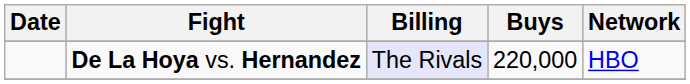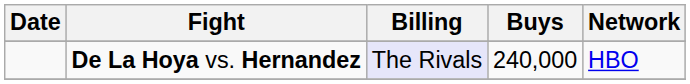(535, 60) 220,000 -> (535, 60) 240,000
